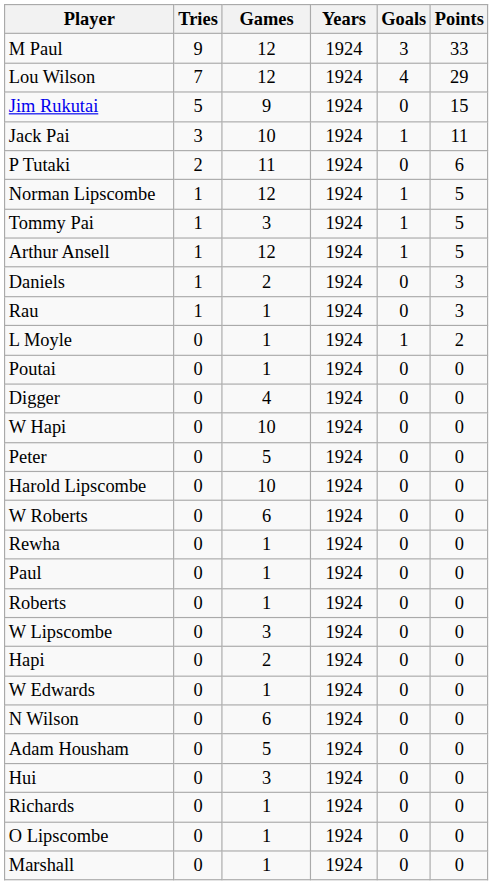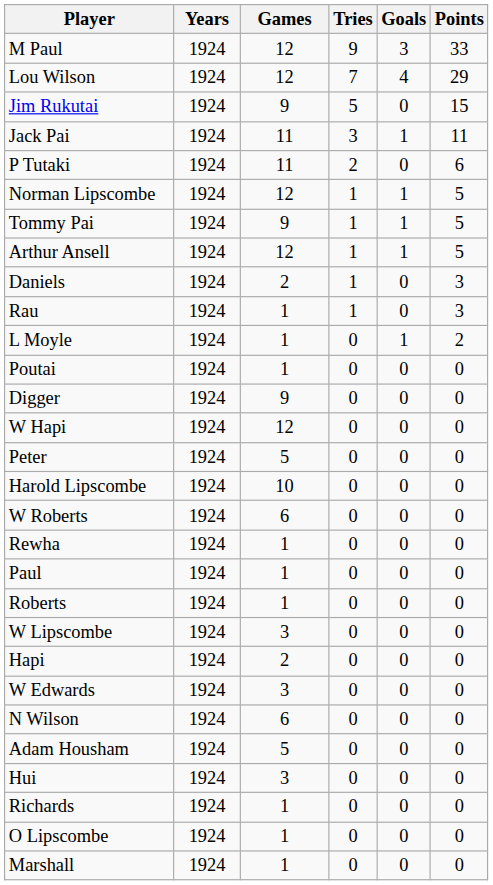columns swapped: (344, 19) <-> (198, 19)
(267, 135) 10 -> (285, 135) 11
(267, 223) 3 -> (285, 223) 9
(267, 398) 4 -> (285, 398) 9
(267, 427) 10 -> (285, 427) 12
(267, 690) 1 -> (285, 690) 3
